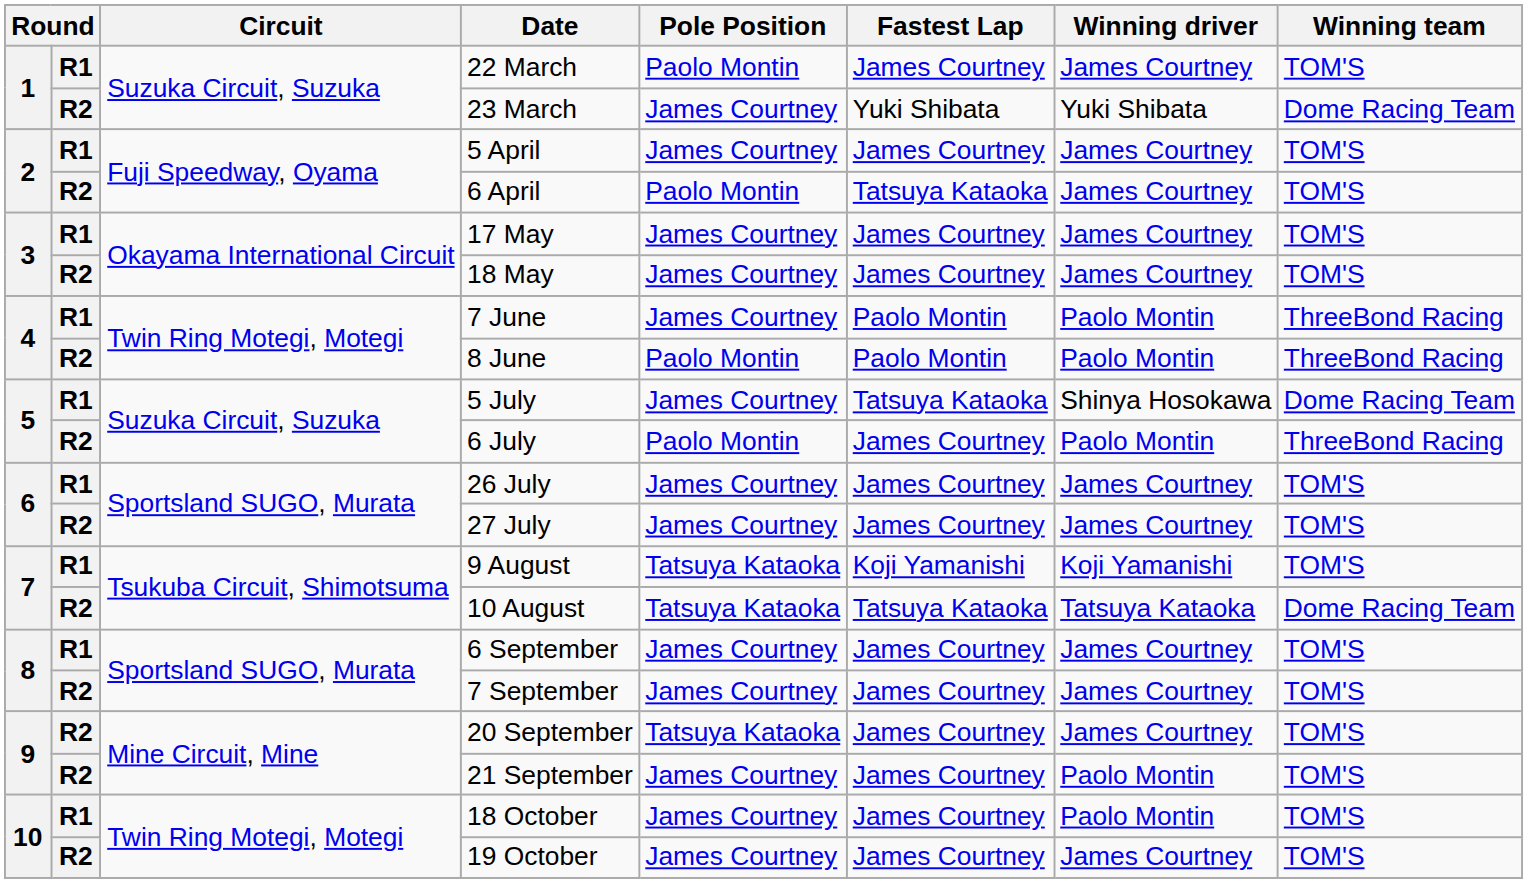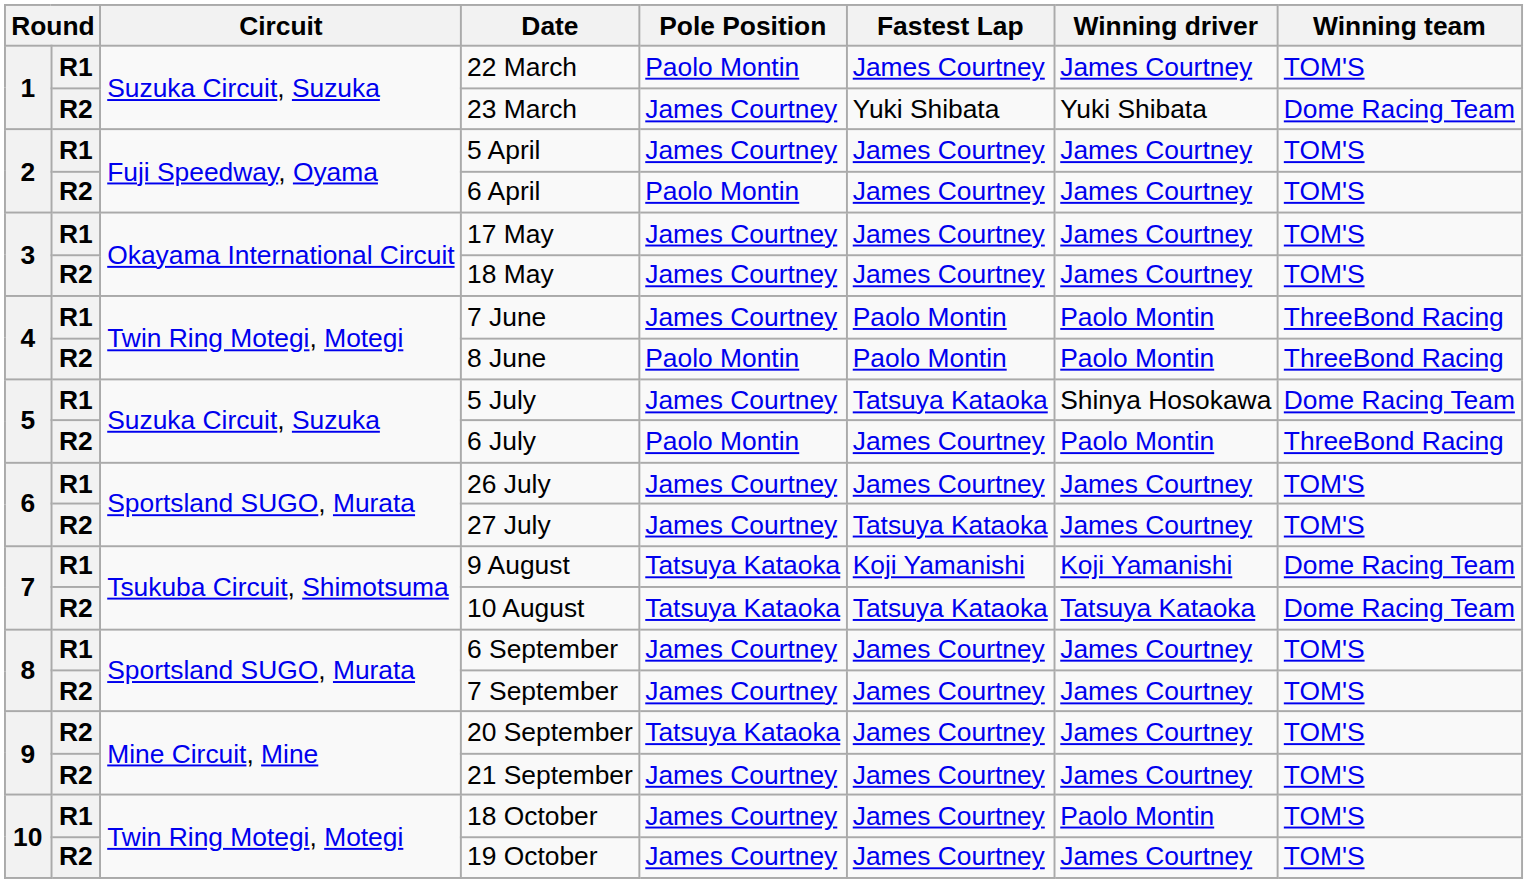(950, 192) Tatsuya Kataoka -> (949, 192) James Courtney
(949, 524) James Courtney -> (950, 524) Tatsuya Kataoka
(1324, 566) TOM'S -> (1399, 566) Dome Racing Team
(1137, 774) Paolo Montin -> (1156, 774) James Courtney
